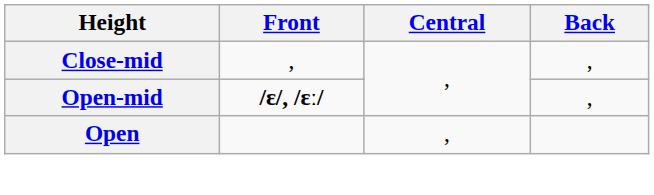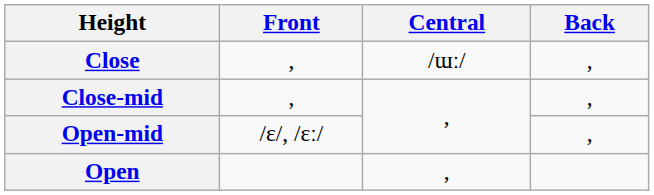+ row: (112, 60)
(291, 97) bold -> (291, 134) normal
